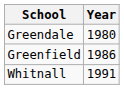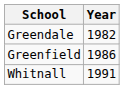(101, 34) 1980 -> (101, 34) 1982
